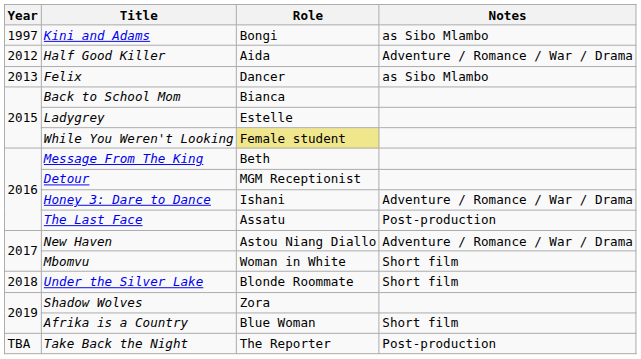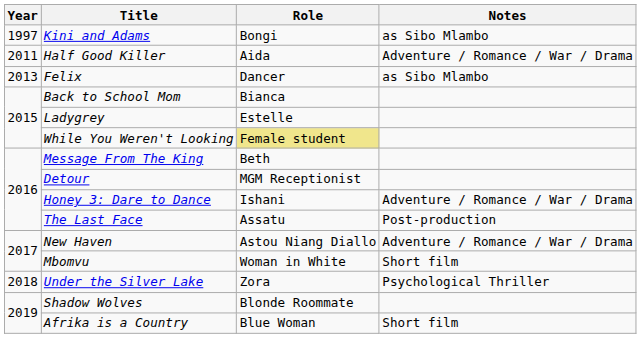(23, 56) 2012 -> (23, 56) 2011
(297, 282) Blonde Roommate -> (255, 282) Zora
(420, 282) Short film -> (466, 282) Psychological Thriller
(255, 302) Zora -> (297, 302) Blonde Roommate
- row: (116, 344)
